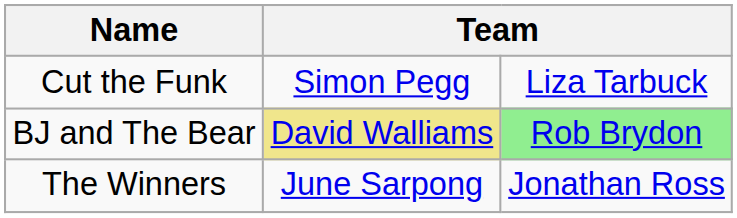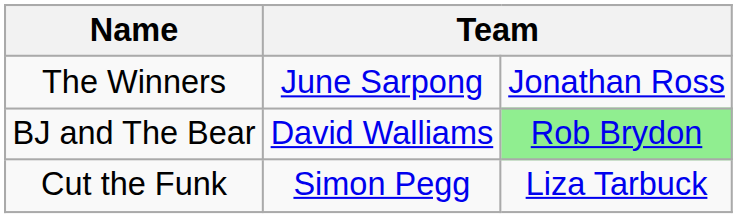rows swapped: (134, 81) <-> (134, 184)
(382, 133) khaki background -> (382, 133) no background
